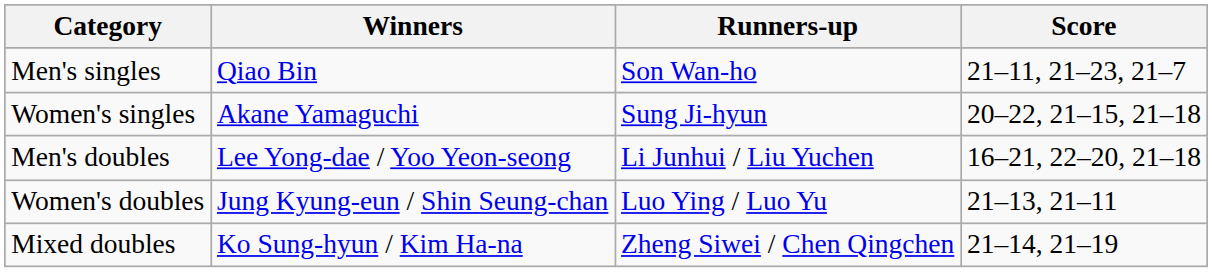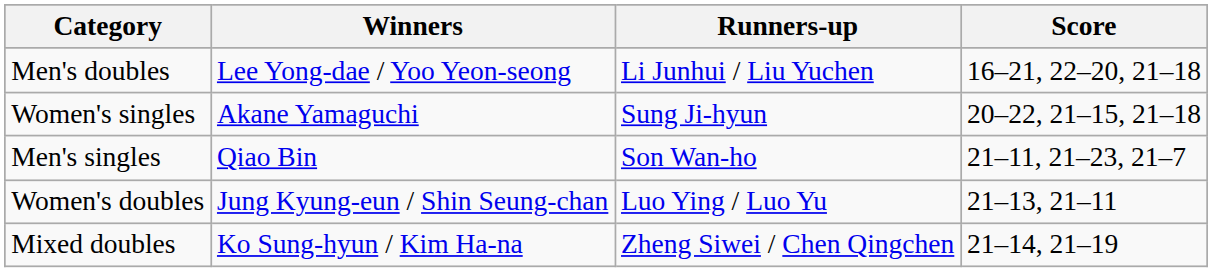rows swapped: (86, 69) <-> (91, 157)
